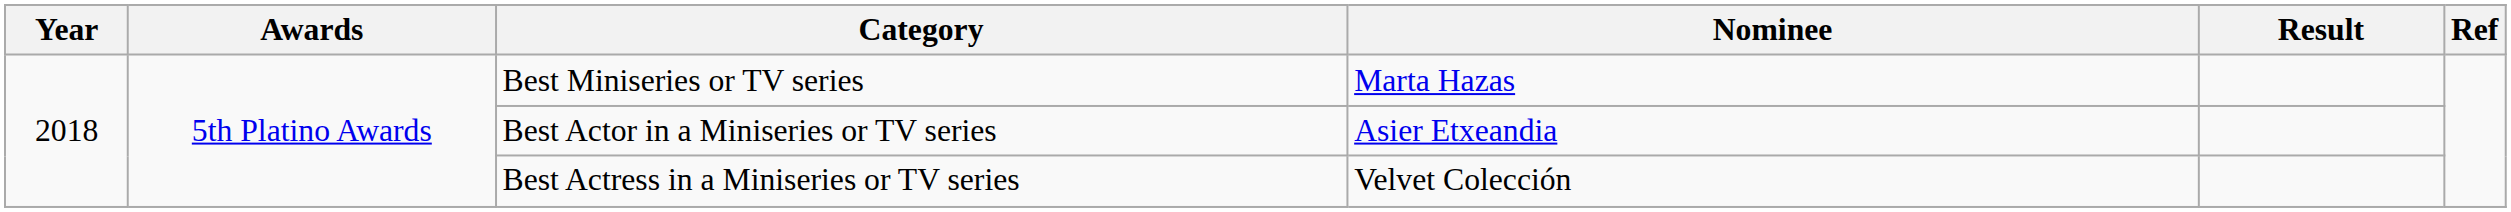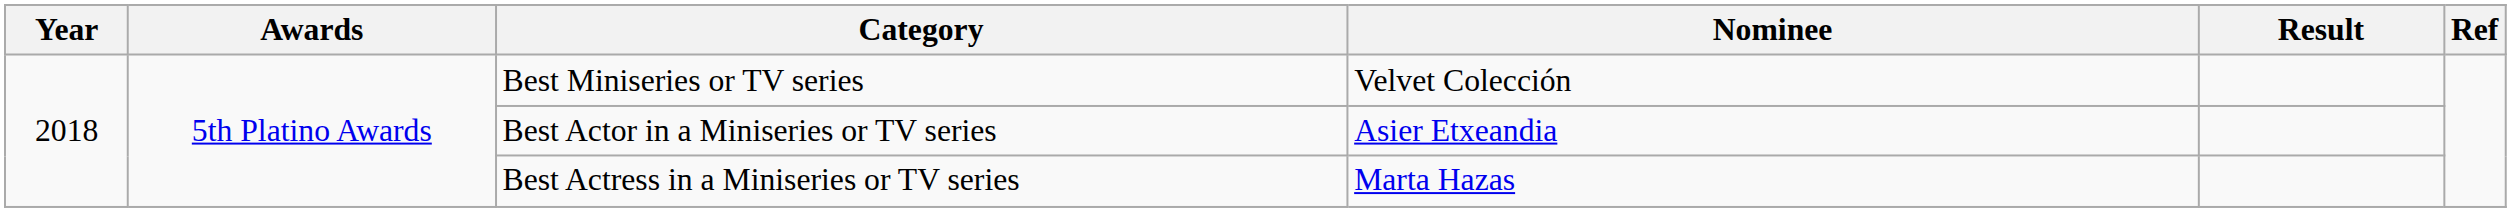(1435, 79) Marta Hazas -> (1463, 79) Velvet Colección
(1463, 180) Velvet Colección -> (1435, 180) Marta Hazas
